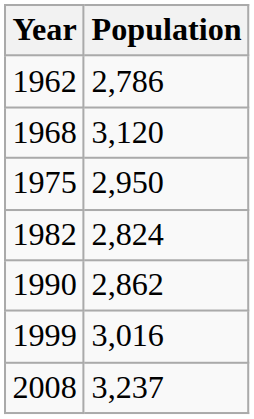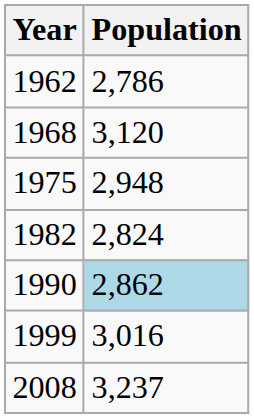(128, 183) 2,950 -> (128, 183) 2,948
(128, 285) no background -> (128, 285) lightblue background
